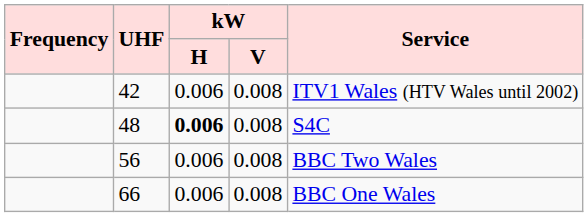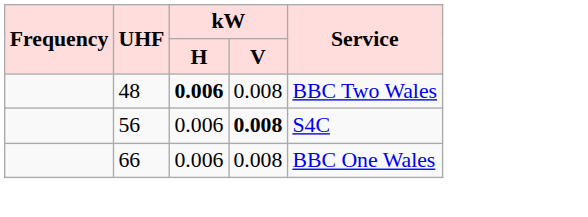- row: (129, 90)
(311, 125) S4C -> (365, 90) BBC Two Wales
(258, 159) normal -> (258, 125) bold
(365, 159) BBC Two Wales -> (311, 125) S4C
